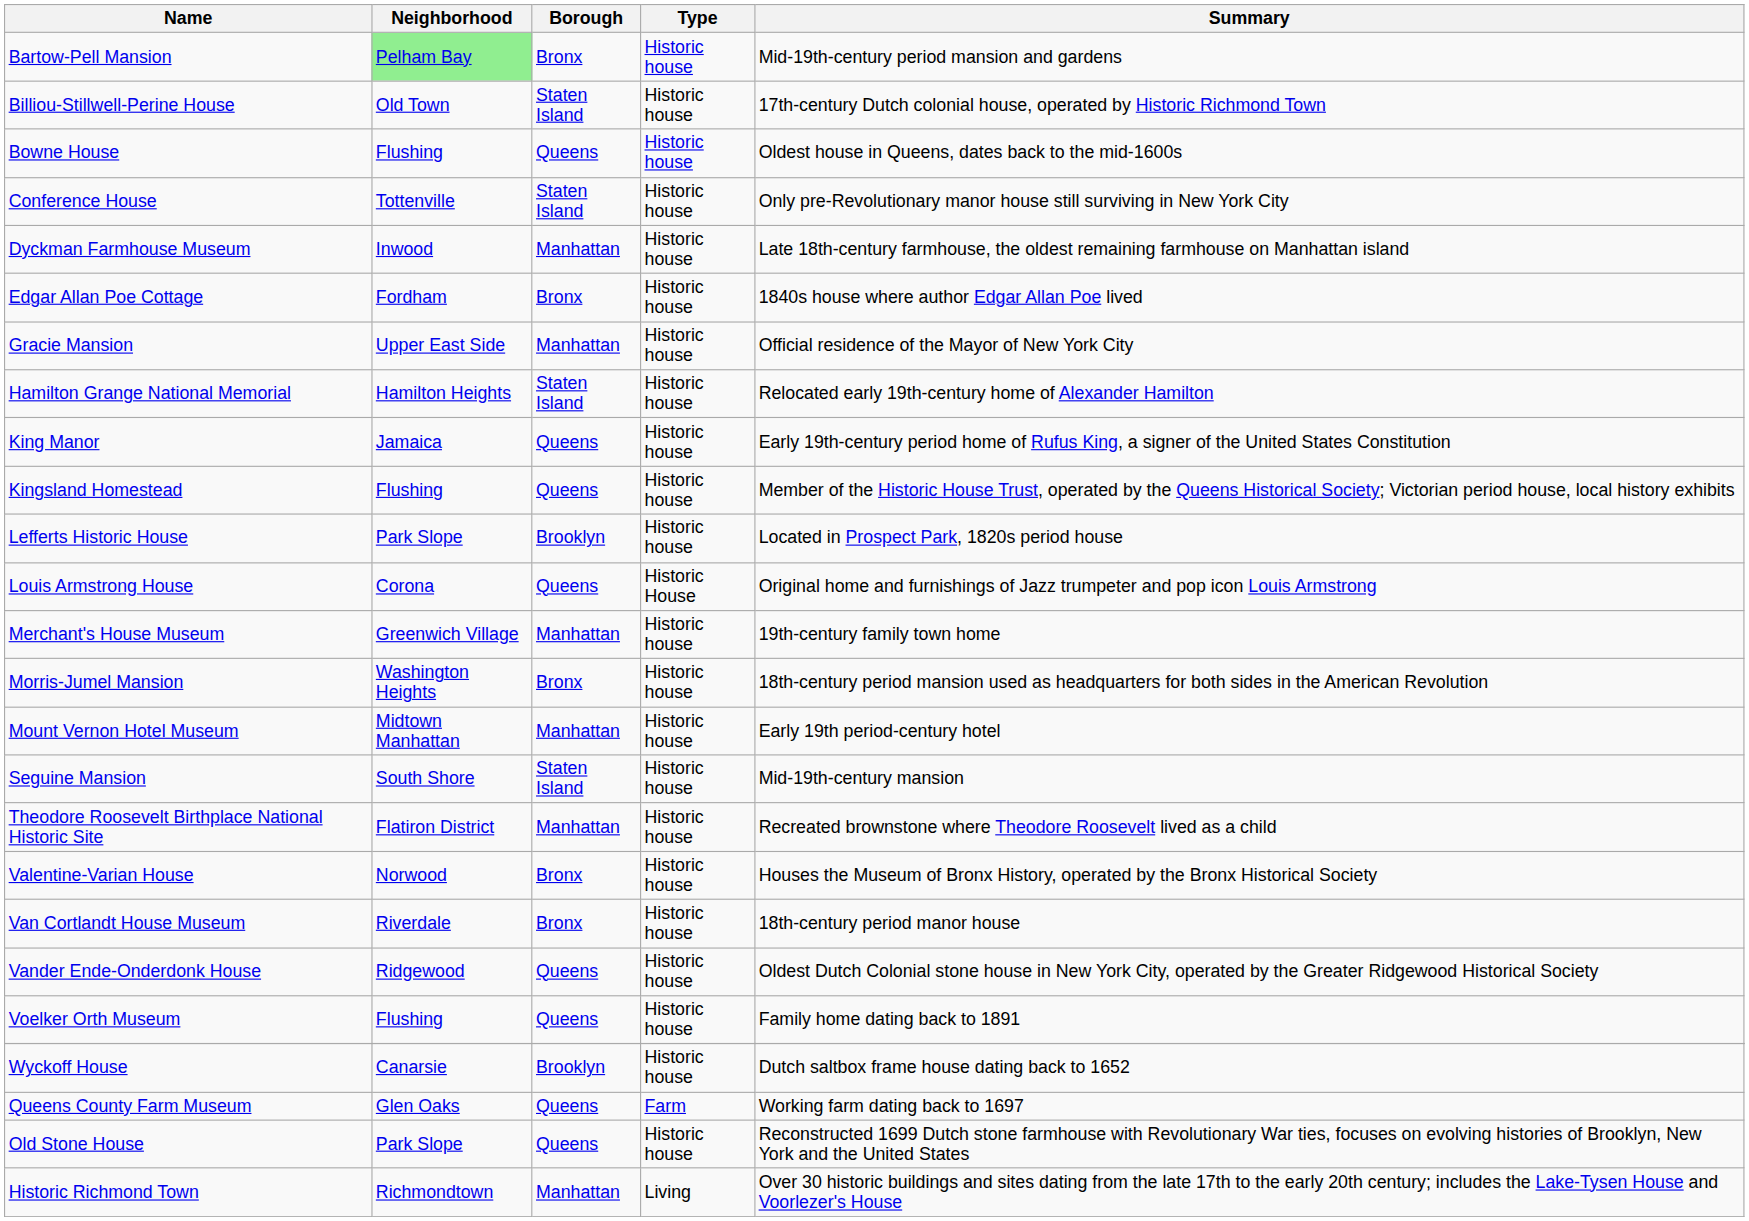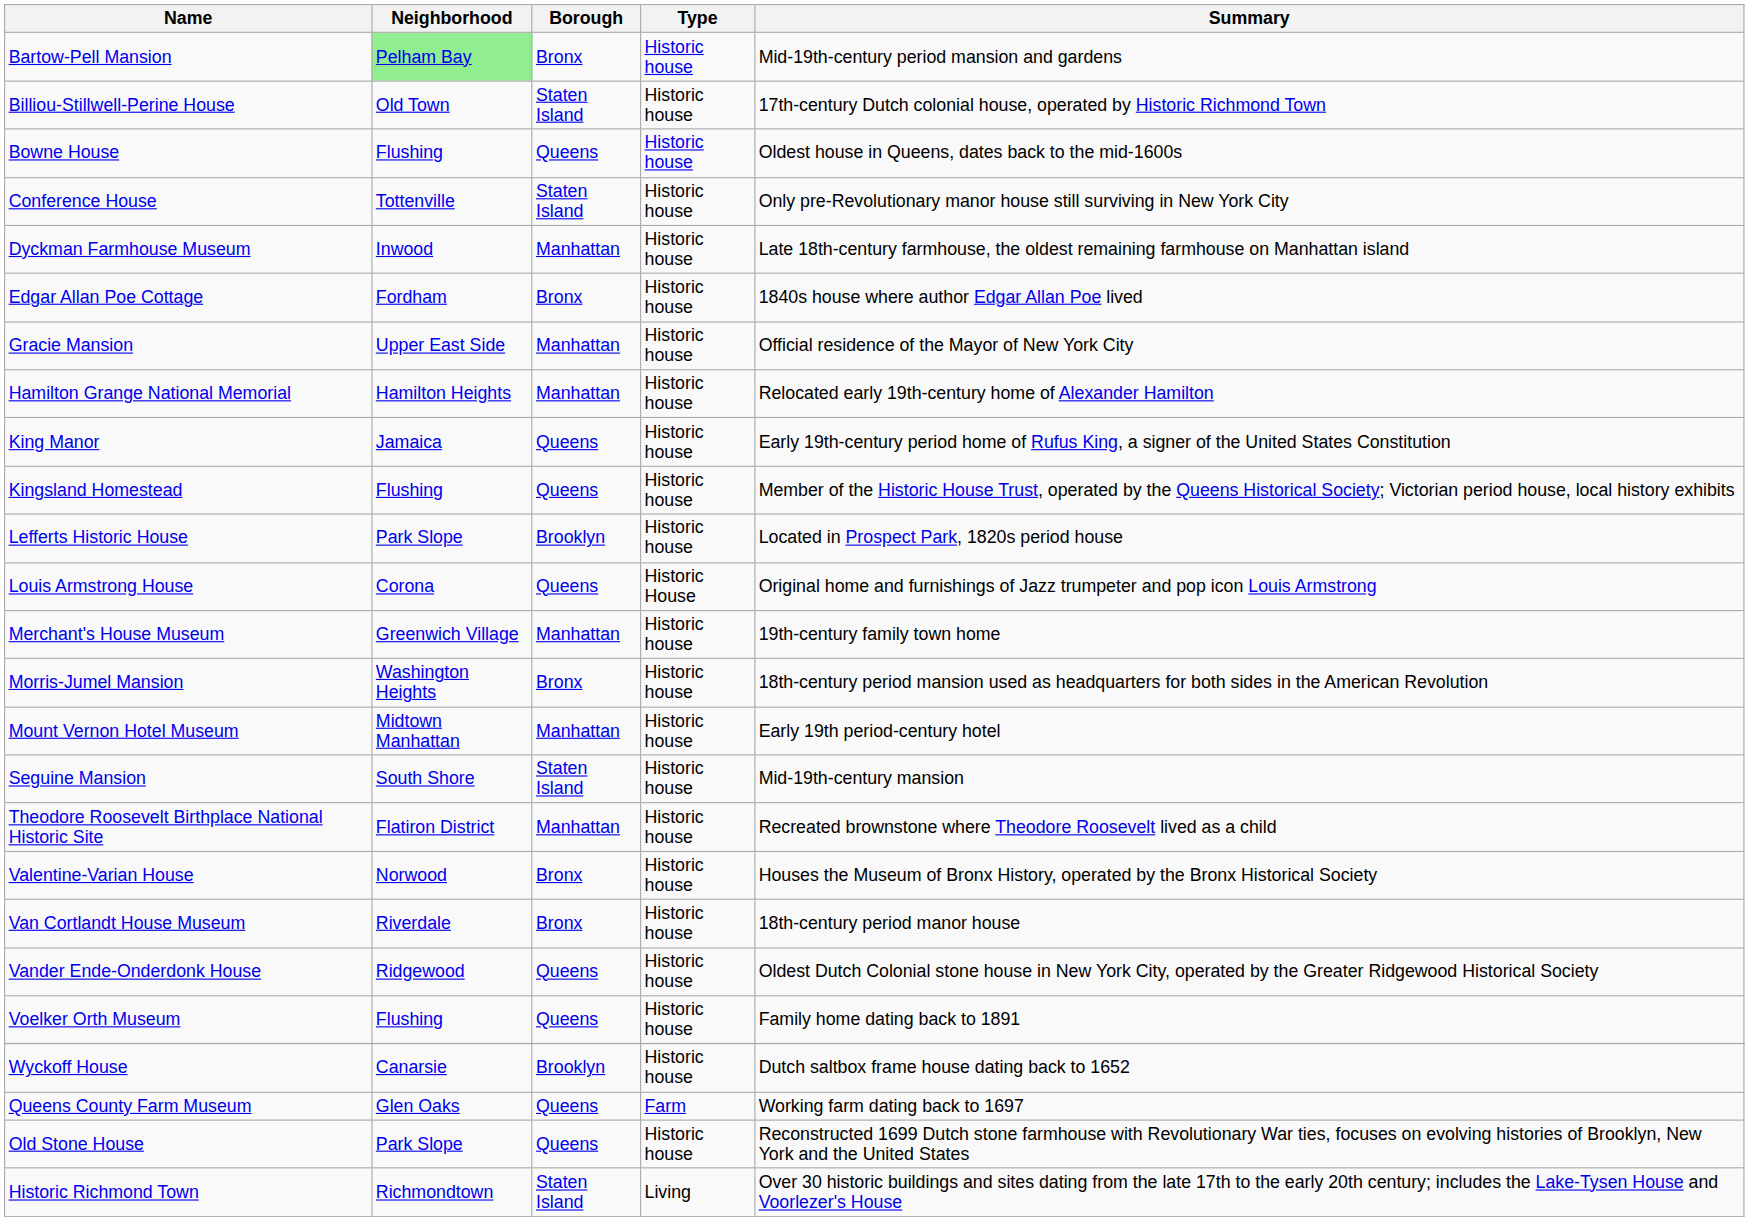(562, 393) Staten Island -> (578, 393) Manhattan
(578, 1192) Manhattan -> (562, 1192) Staten Island
